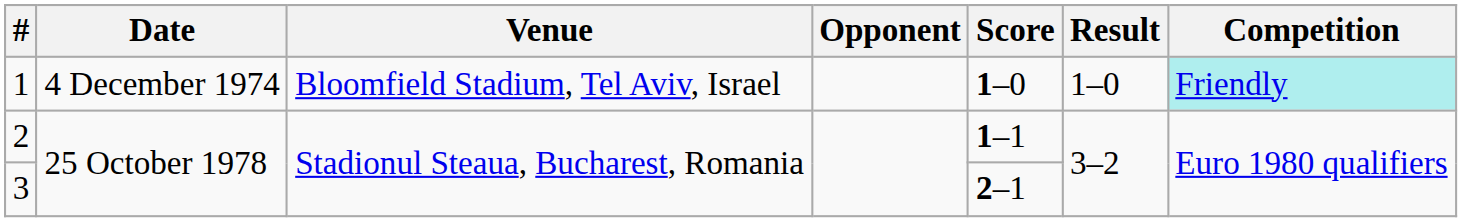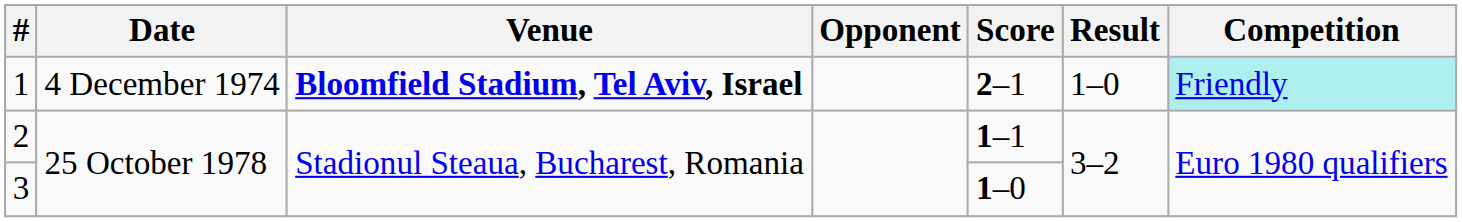(538, 83) normal -> (549, 83) bold
(1001, 83) 1–0 -> (1001, 83) 2–1
(1001, 188) 2–1 -> (1001, 188) 1–0
